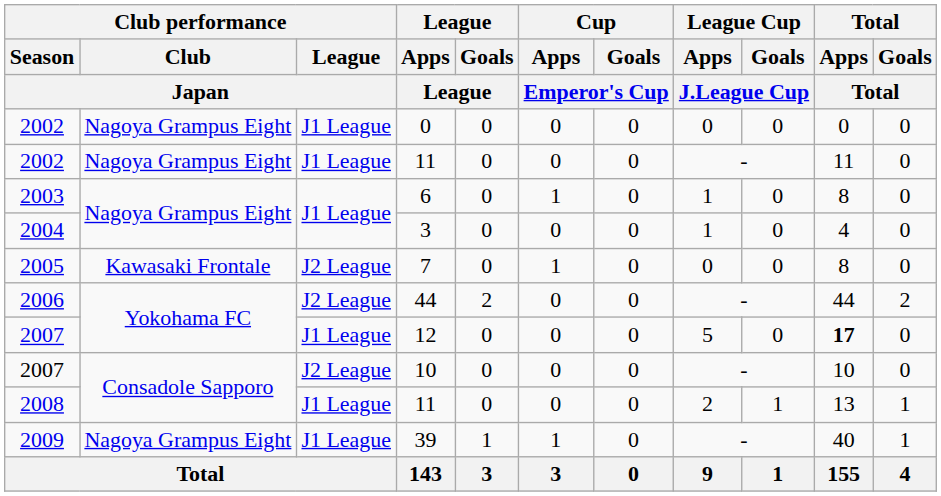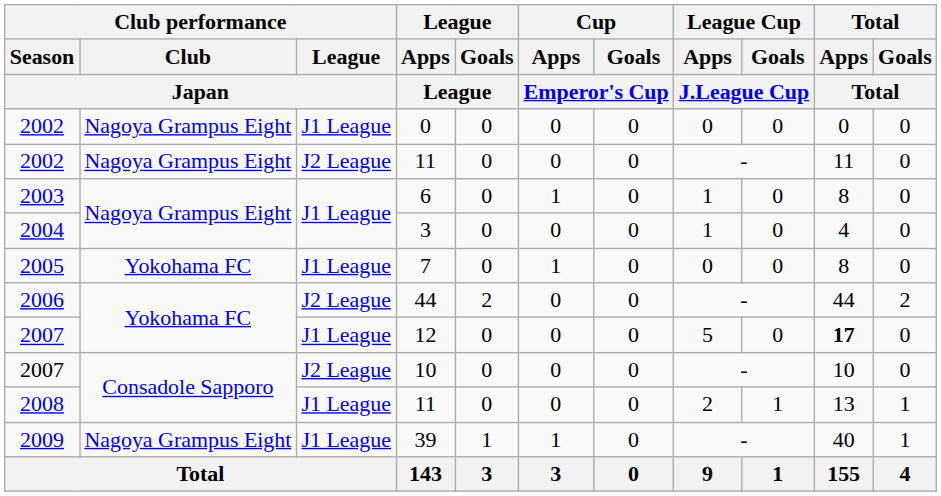(346, 160) J1 League -> (346, 160) J2 League
(188, 265) Kawasaki Frontale -> (188, 265) Yokohama FC
(346, 265) J2 League -> (346, 265) J1 League
